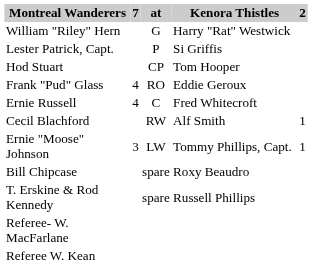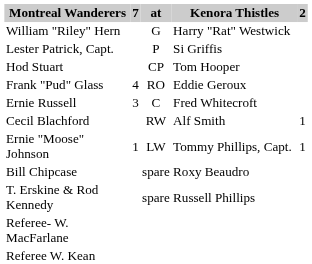(136, 103) 4 -> (136, 103) 3
(136, 146) 3 -> (136, 146) 1
